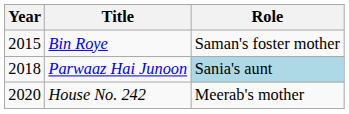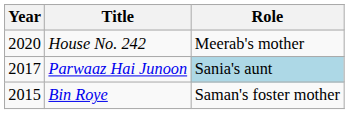rows swapped: (78, 43) <-> (97, 95)
(25, 69) 2018 -> (25, 69) 2017
